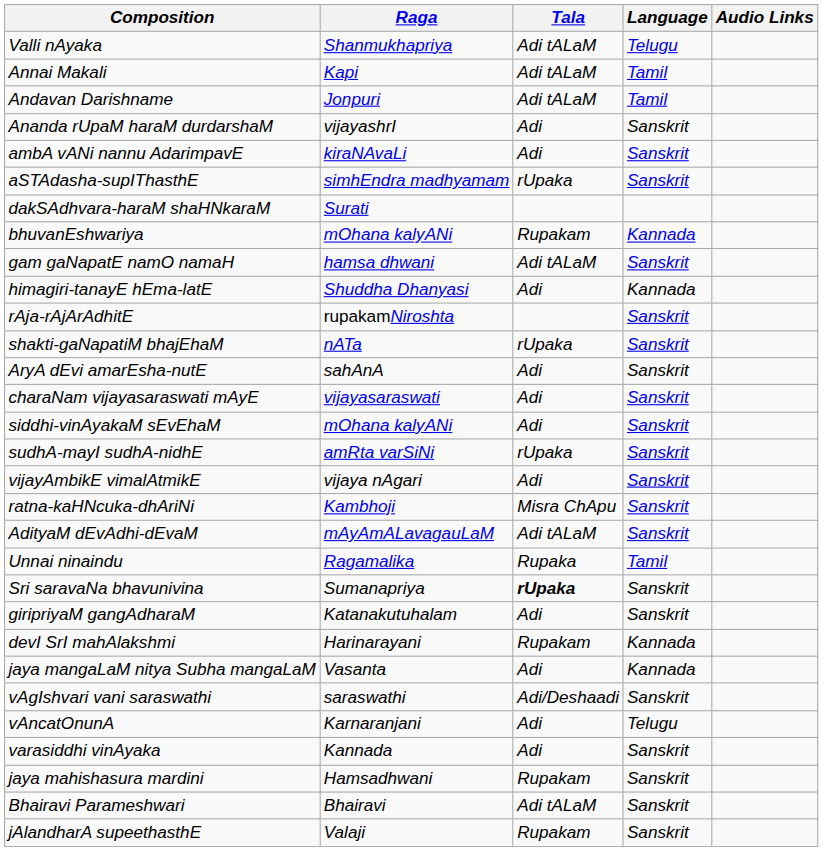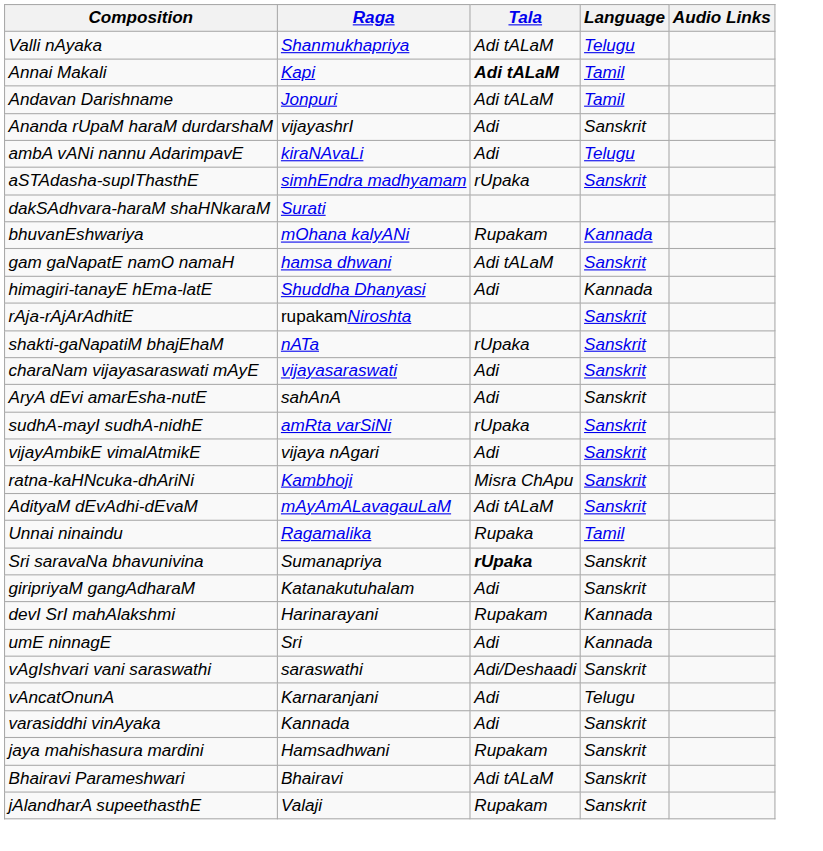(557, 72) normal -> (517, 72) bold
(658, 153) Sanskrit -> (609, 153) Telugu
rows swapped: (134, 398) <-> (108, 371)
- row: (114, 425)
- row: (162, 669)
+ row: (60, 642)
